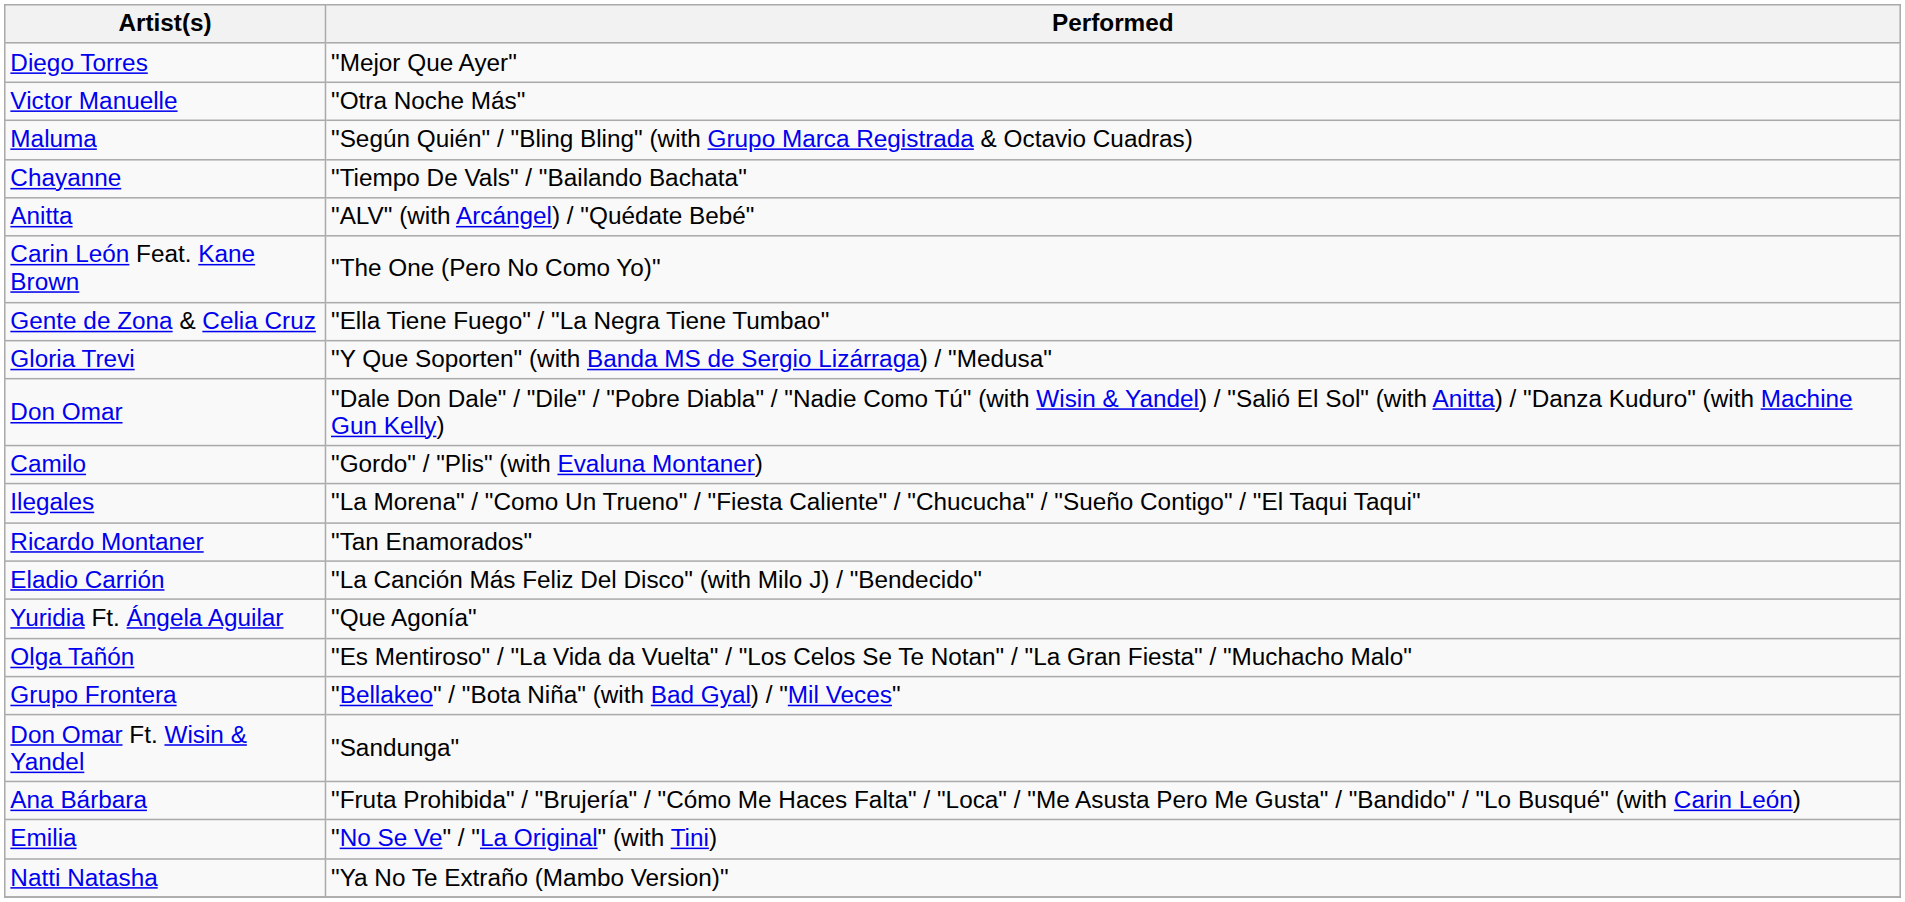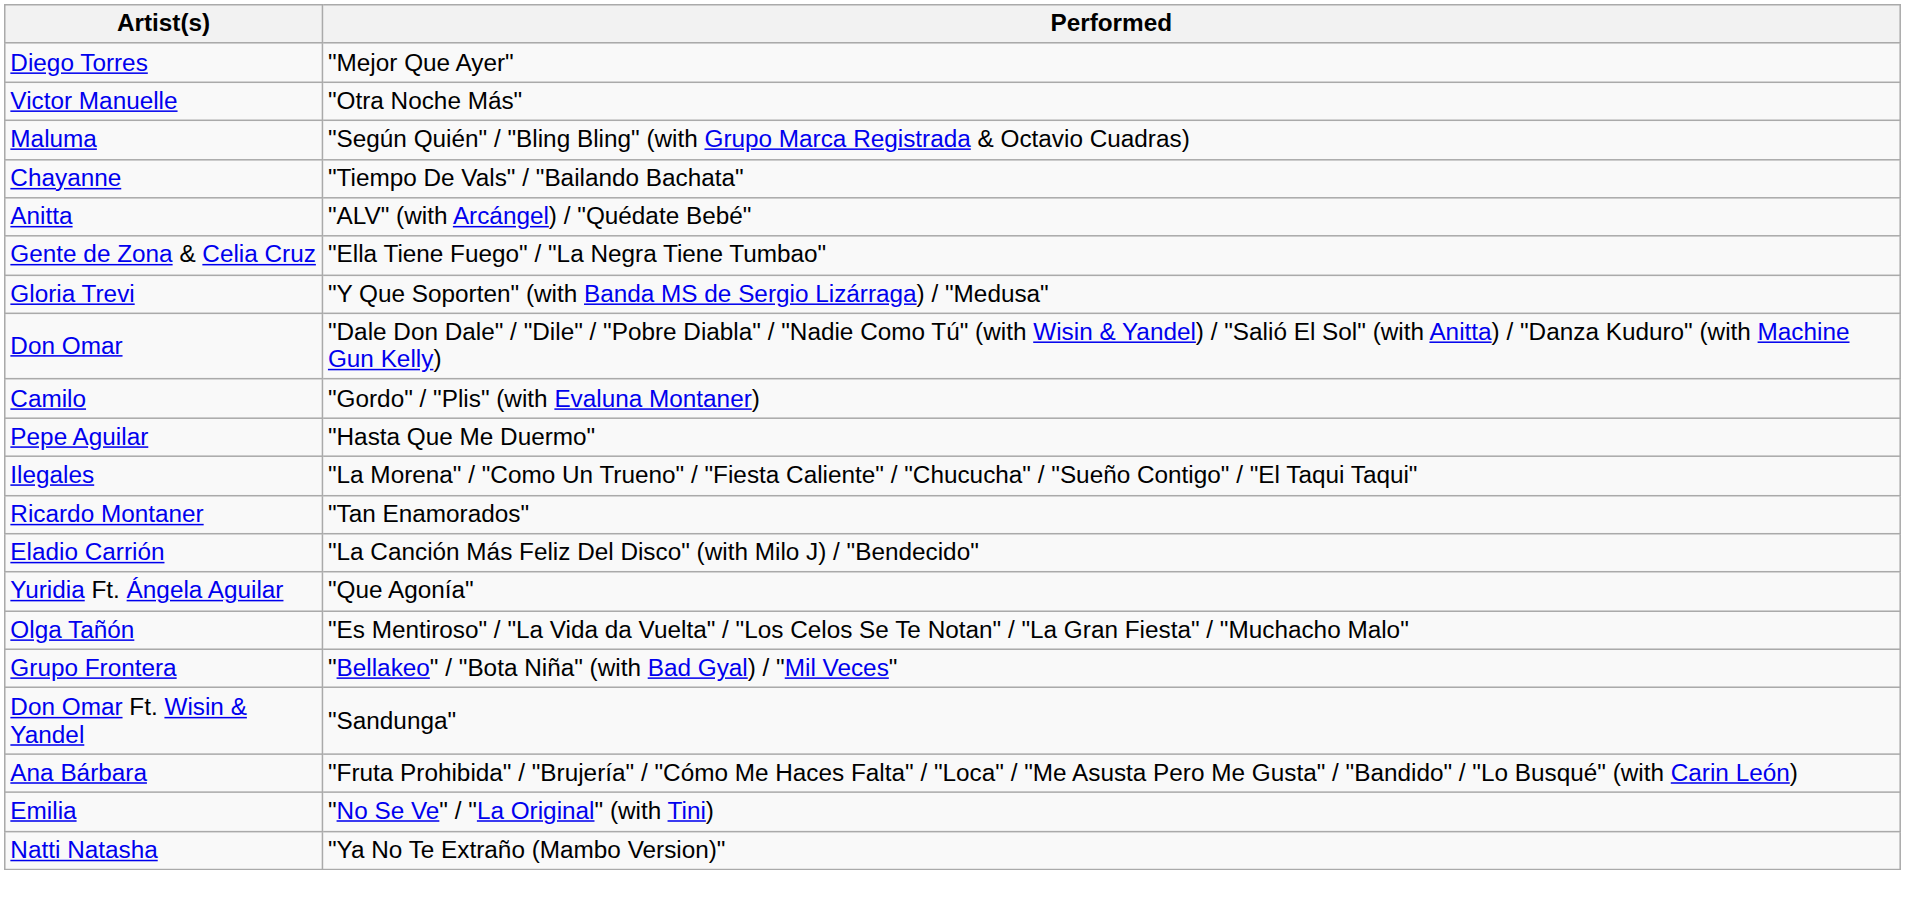- row: (133, 268)
+ row: (79, 436)
